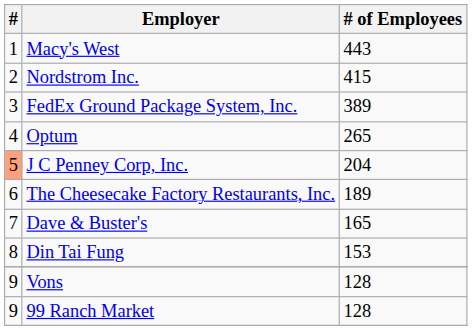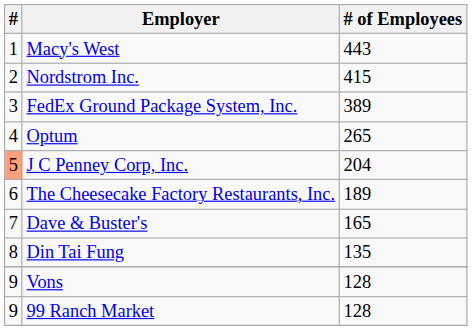(357, 252) 153 -> (357, 252) 135
